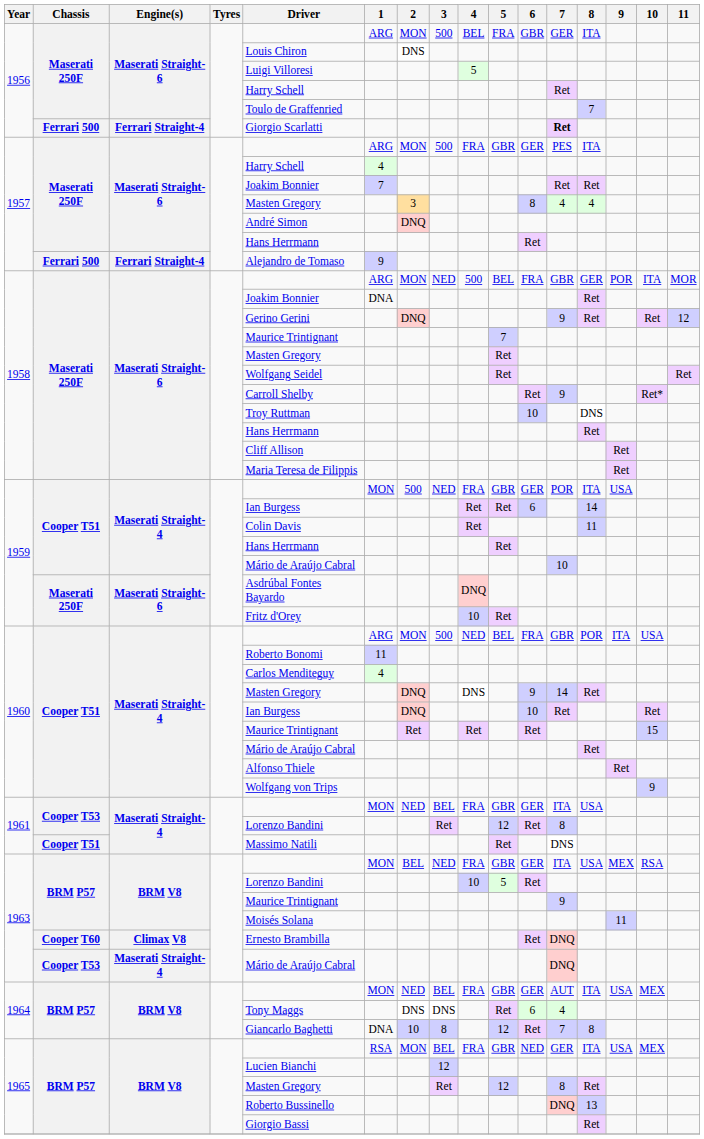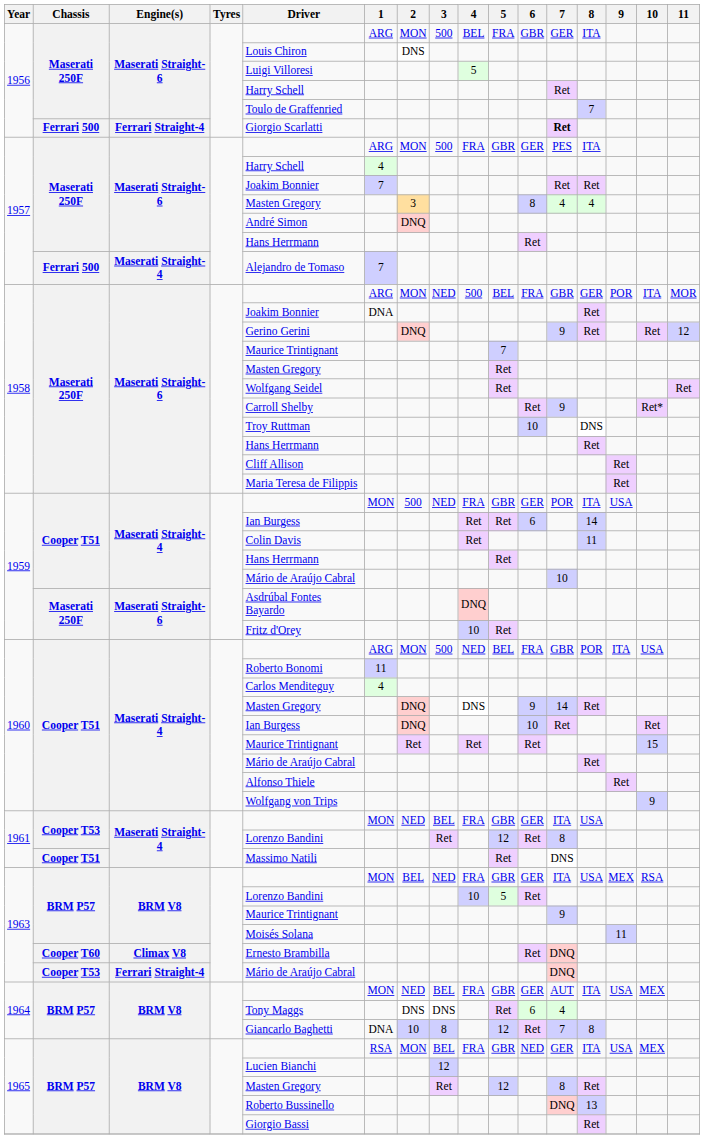(160, 261) Ferrari Straight-4 -> (160, 268) Maserati Straight-4
(381, 261) 9 -> (381, 268) 7
(160, 965) Maserati Straight-4 -> (160, 972) Ferrari Straight-4
